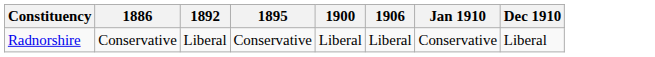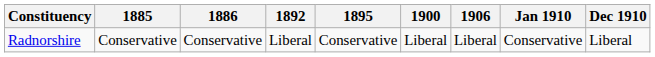+ column: (137, 16)
